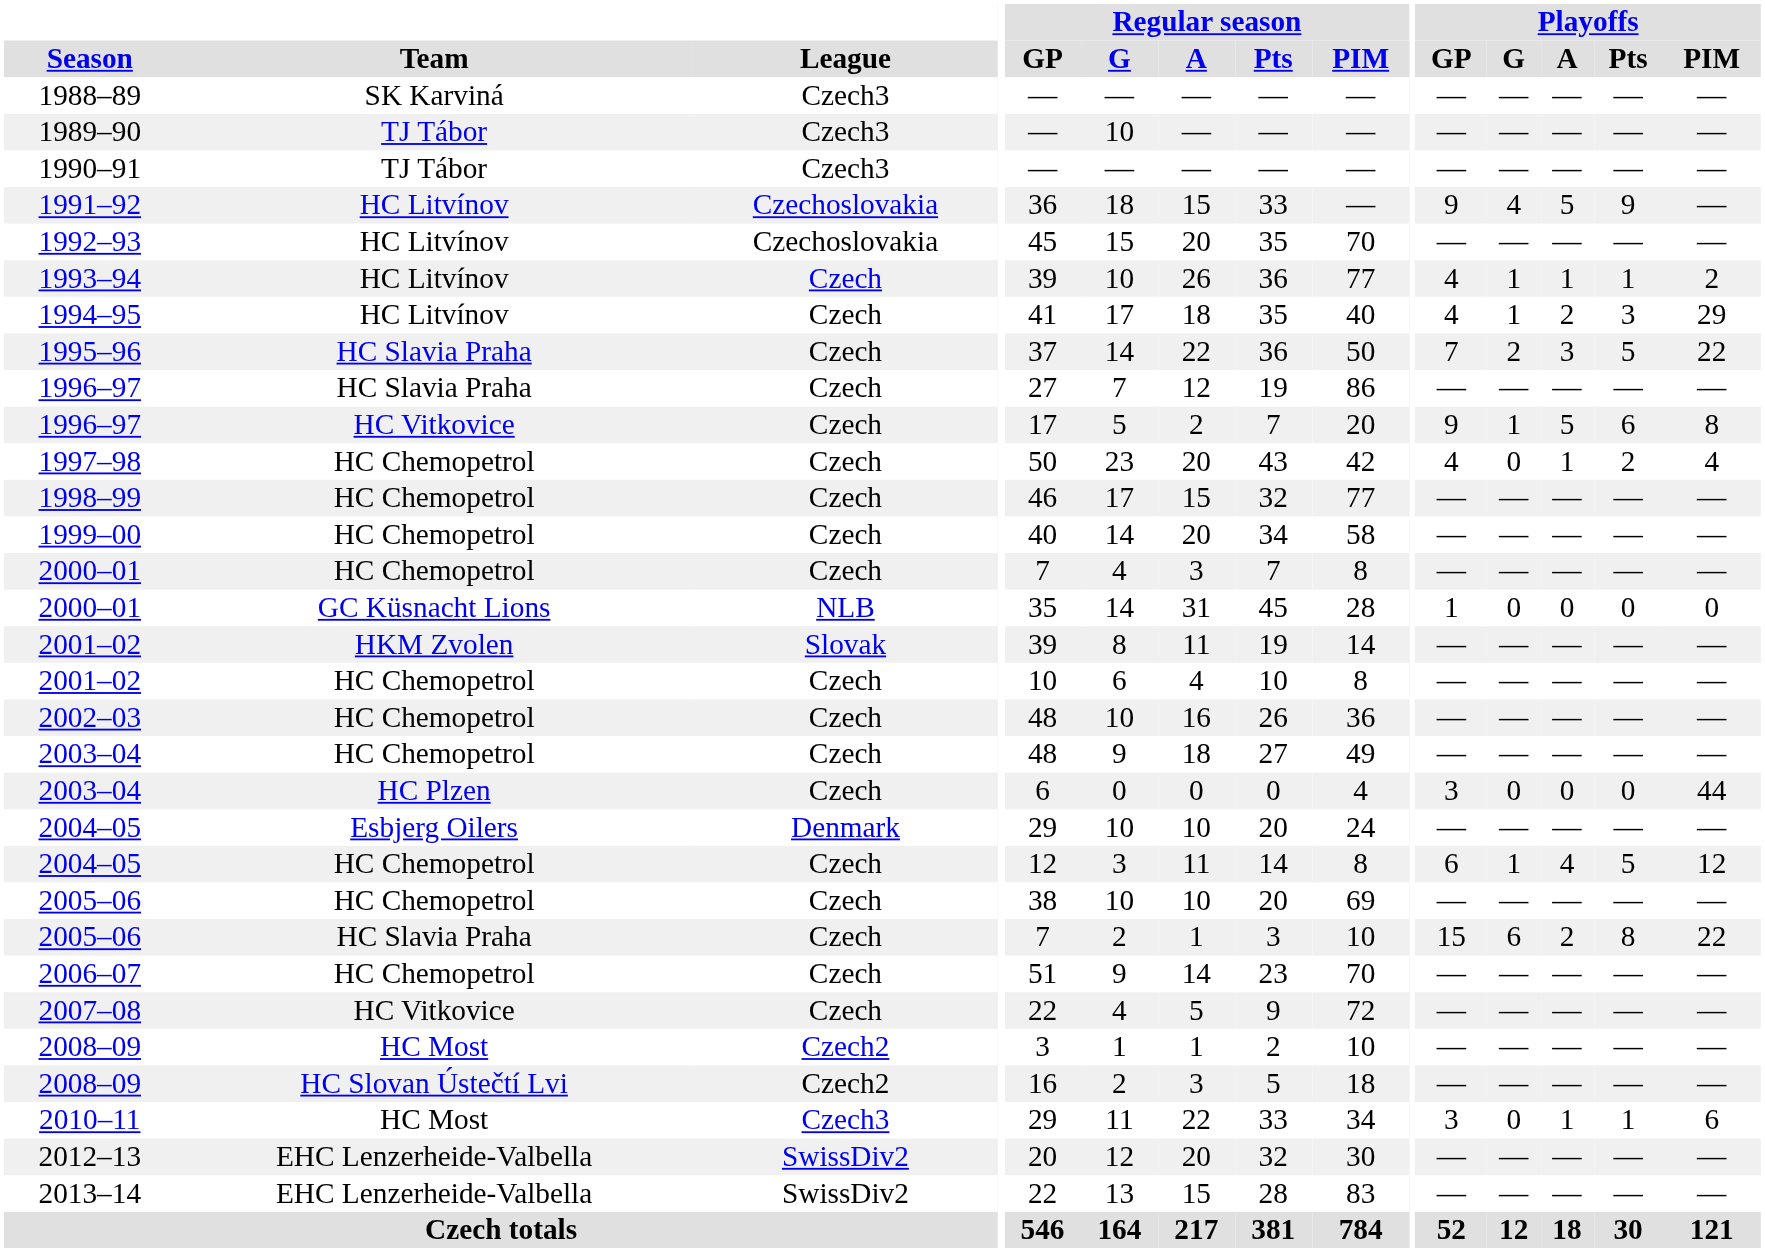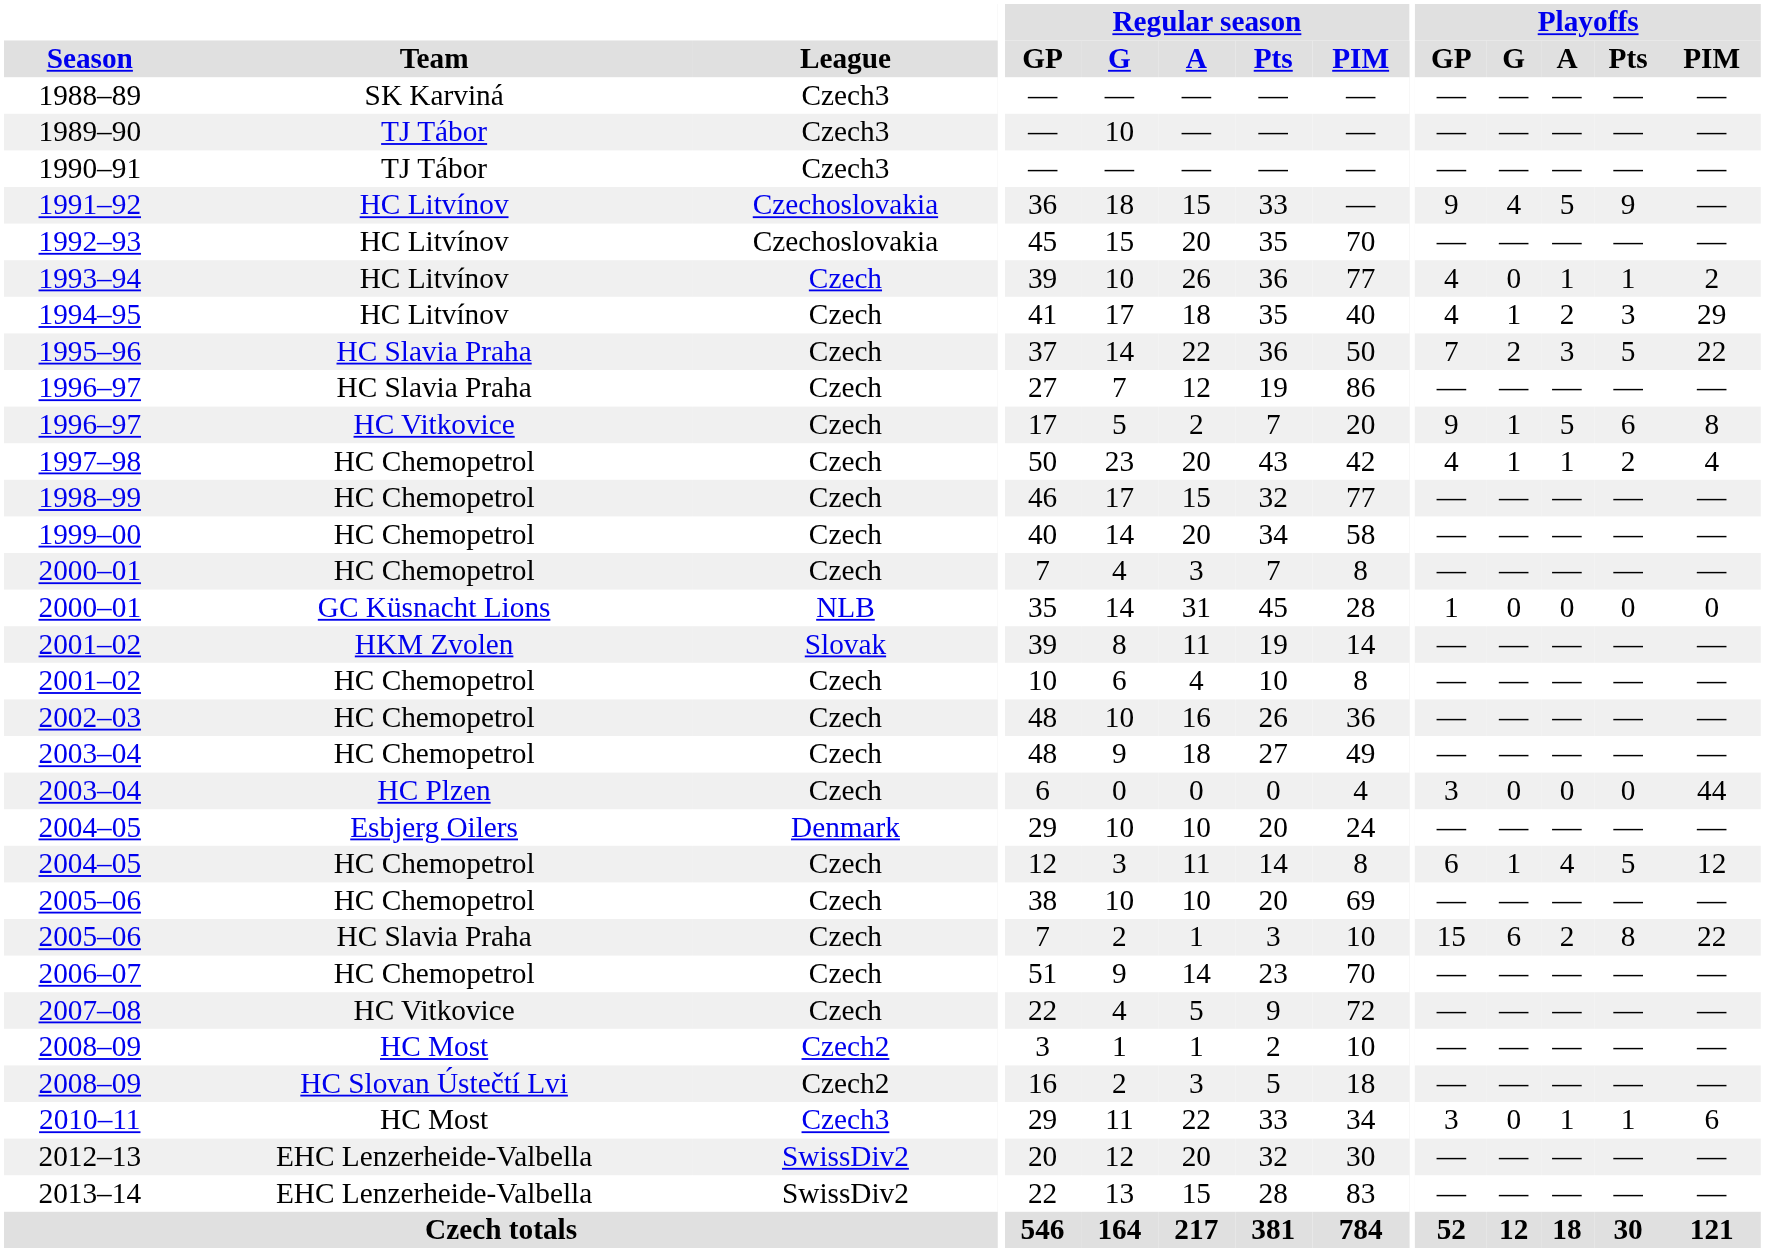(1514, 278) 1 -> (1514, 278) 0
(1514, 461) 0 -> (1514, 461) 1
